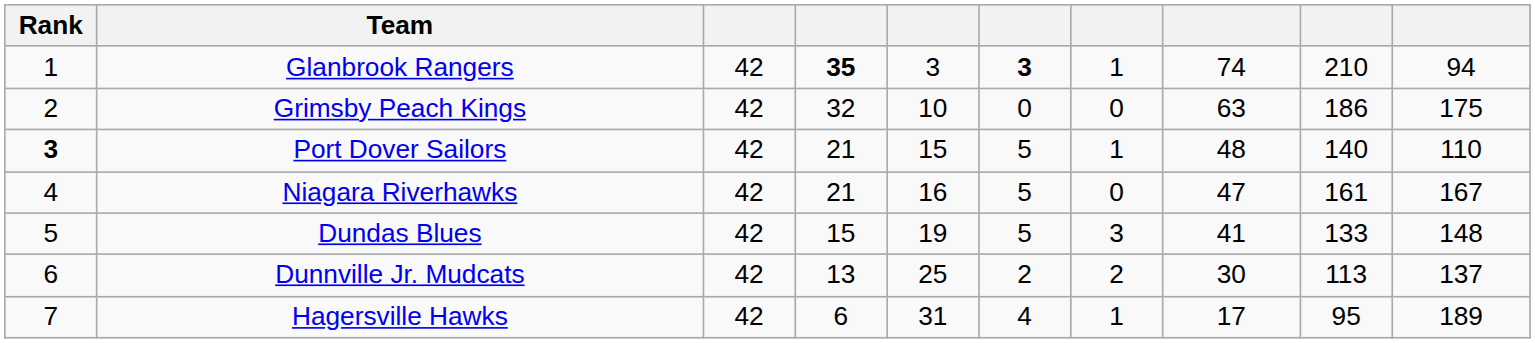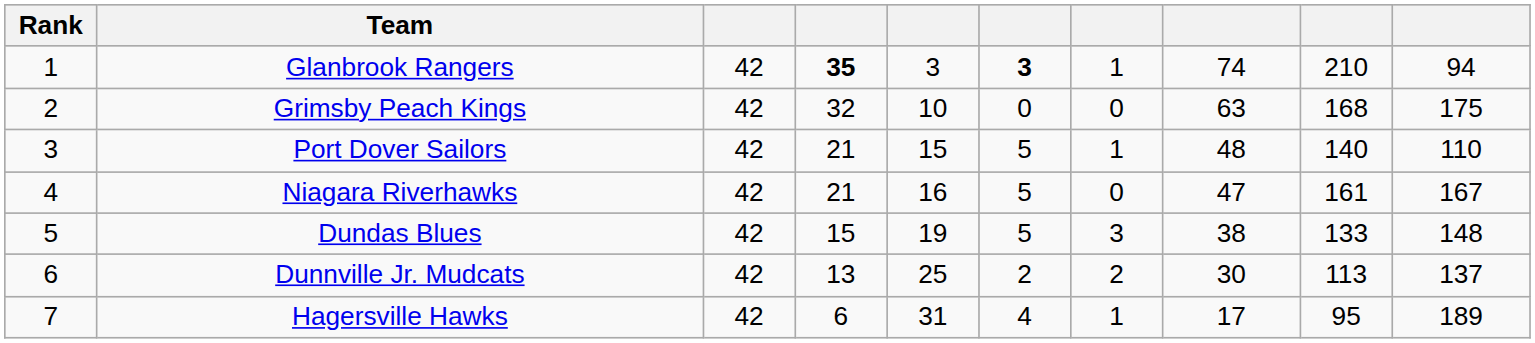(1346, 108) 186 -> (1346, 108) 168
(51, 150) bold -> (51, 150) normal
(1231, 233) 41 -> (1231, 233) 38
